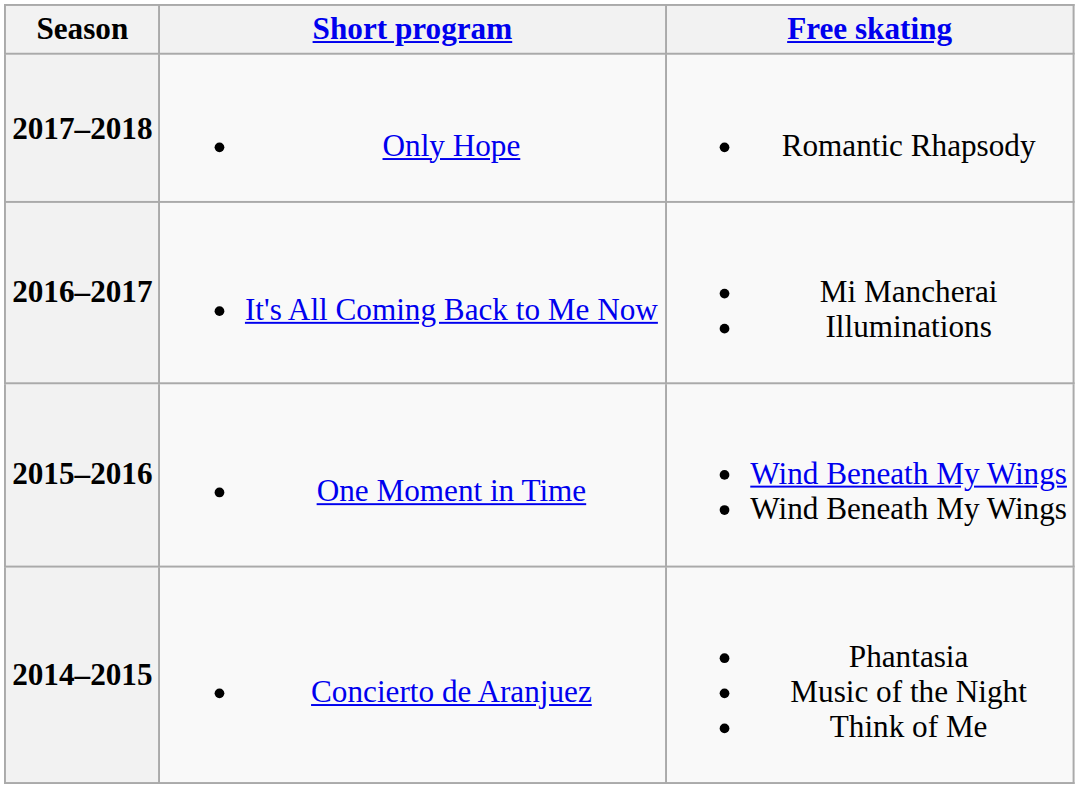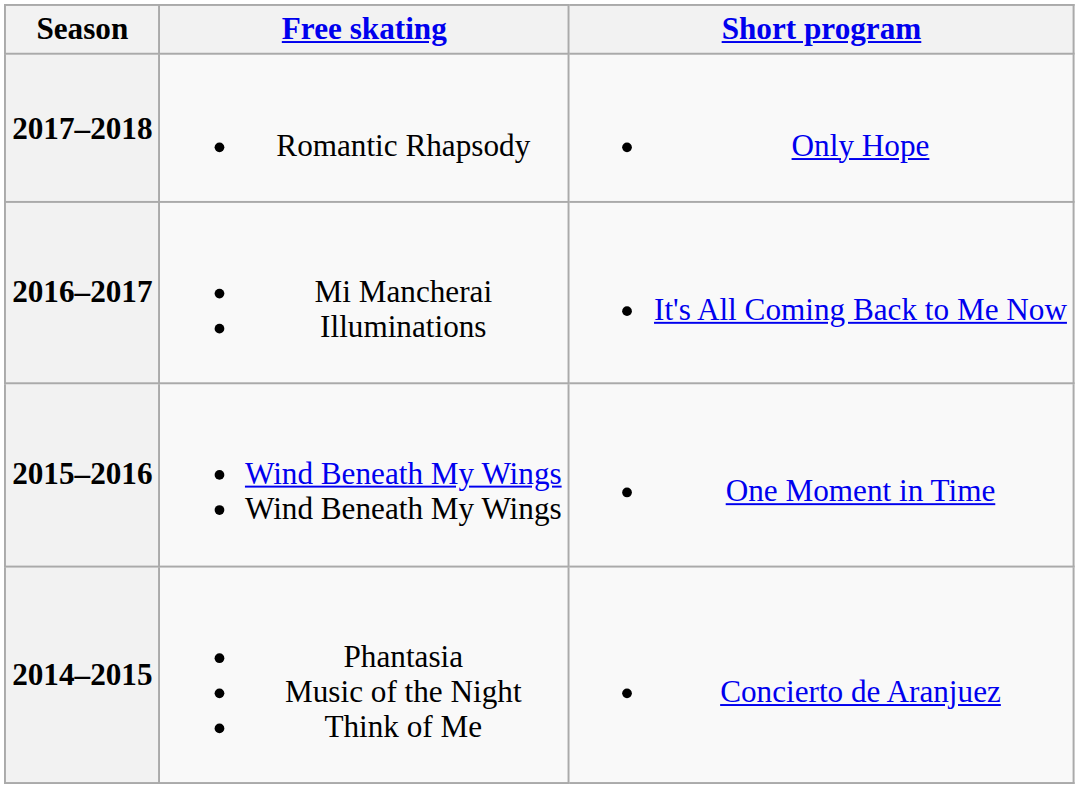columns swapped: (412, 29) <-> (870, 29)
